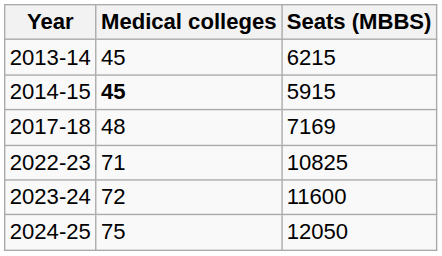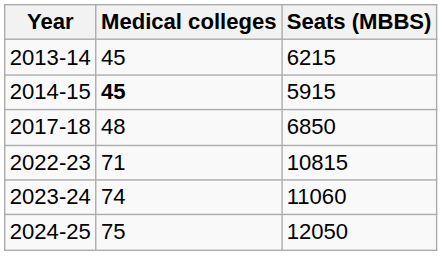(311, 127) 7169 -> (311, 127) 6850
(317, 162) 10825 -> (317, 162) 10815
(113, 197) 72 -> (113, 197) 74
(317, 197) 11600 -> (317, 197) 11060
